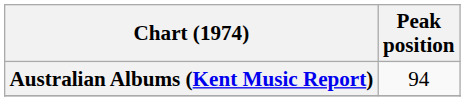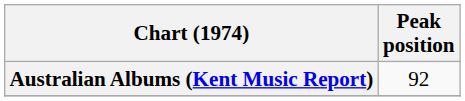(419, 78) 94 -> (419, 78) 92
